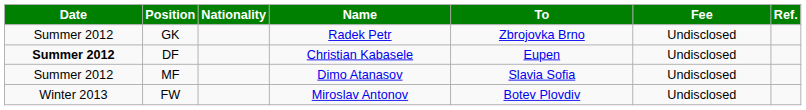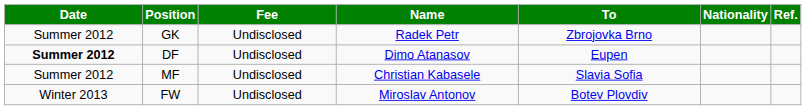columns swapped: (234, 15) <-> (702, 15)
(360, 55) Christian Kabasele -> (427, 55) Dimo Atanasov
(360, 75) Dimo Atanasov -> (427, 75) Christian Kabasele
